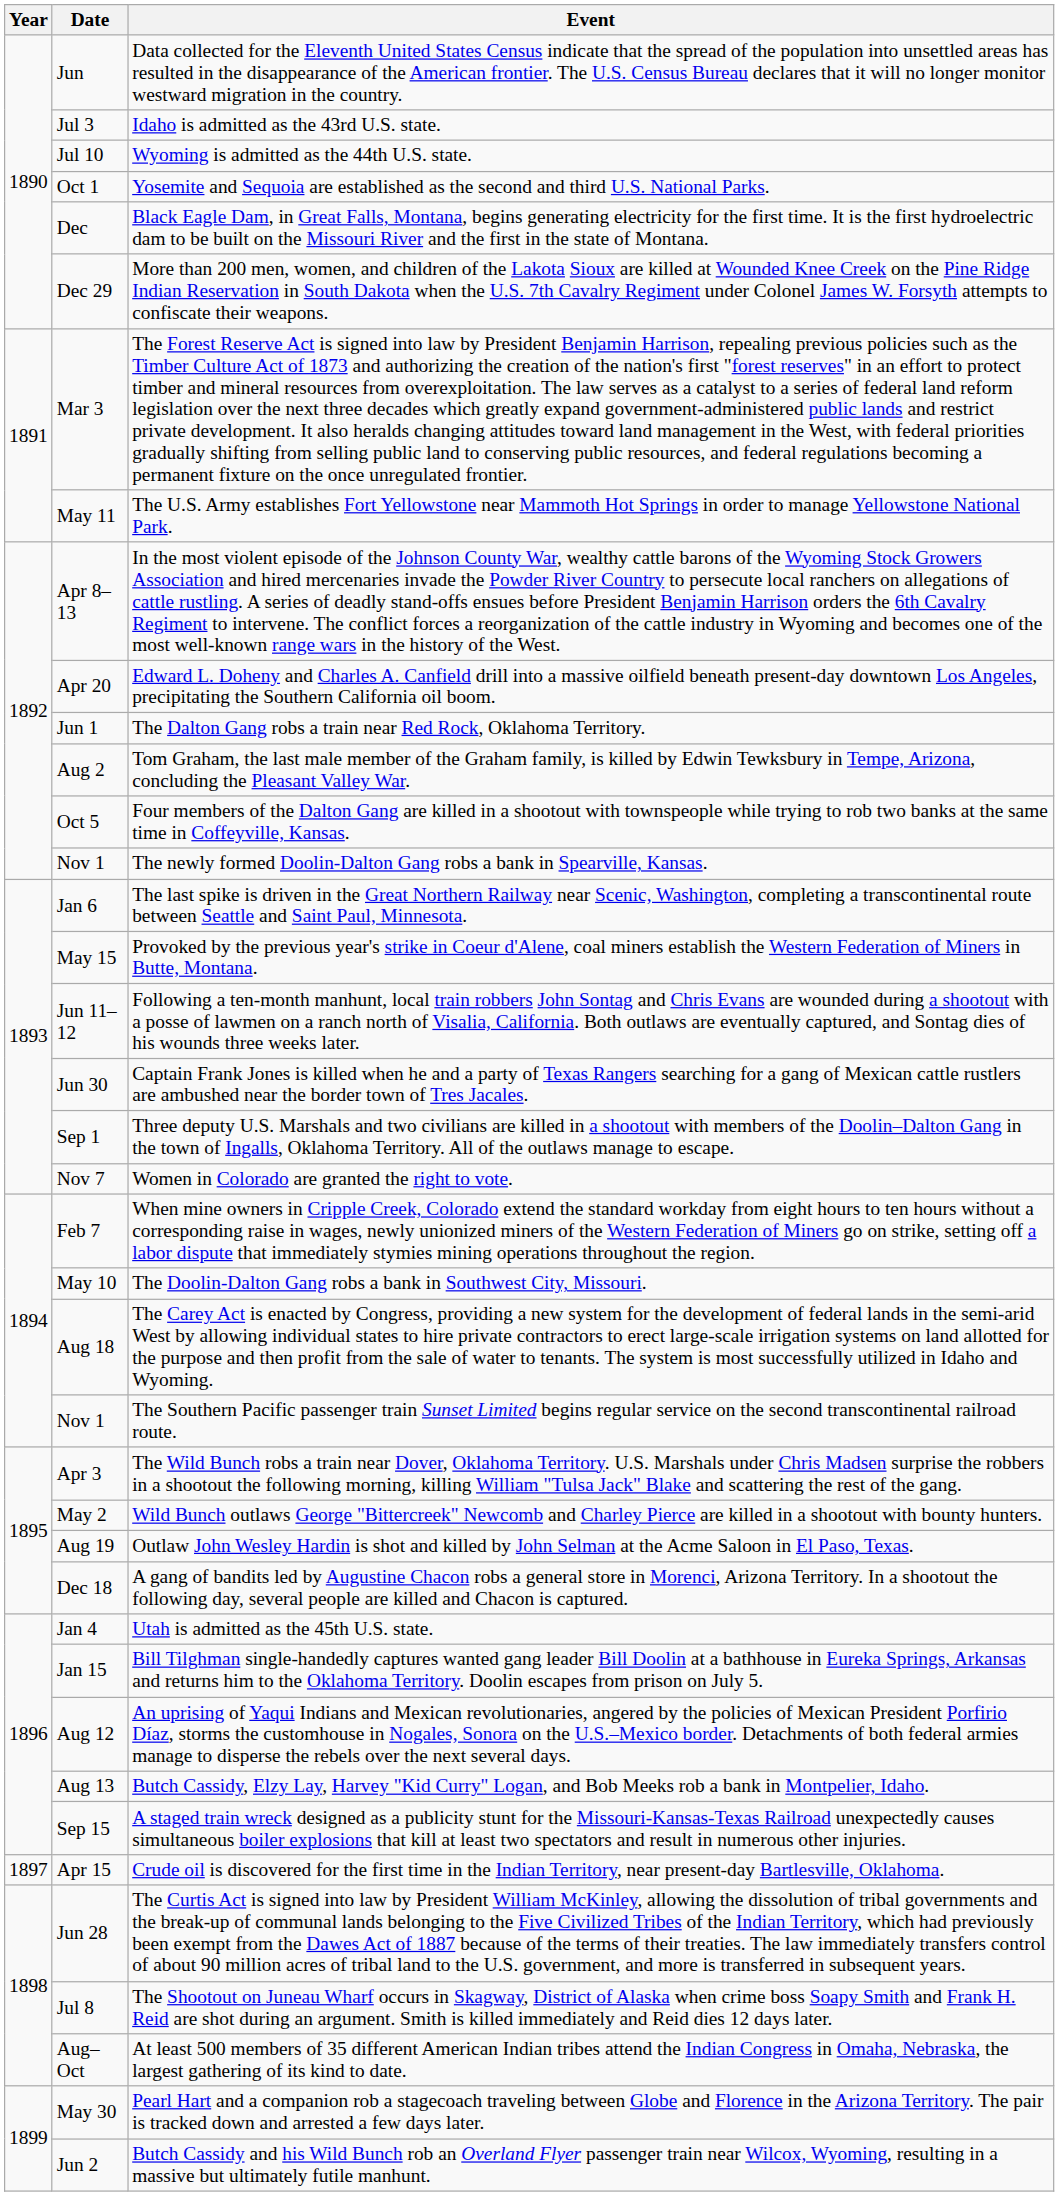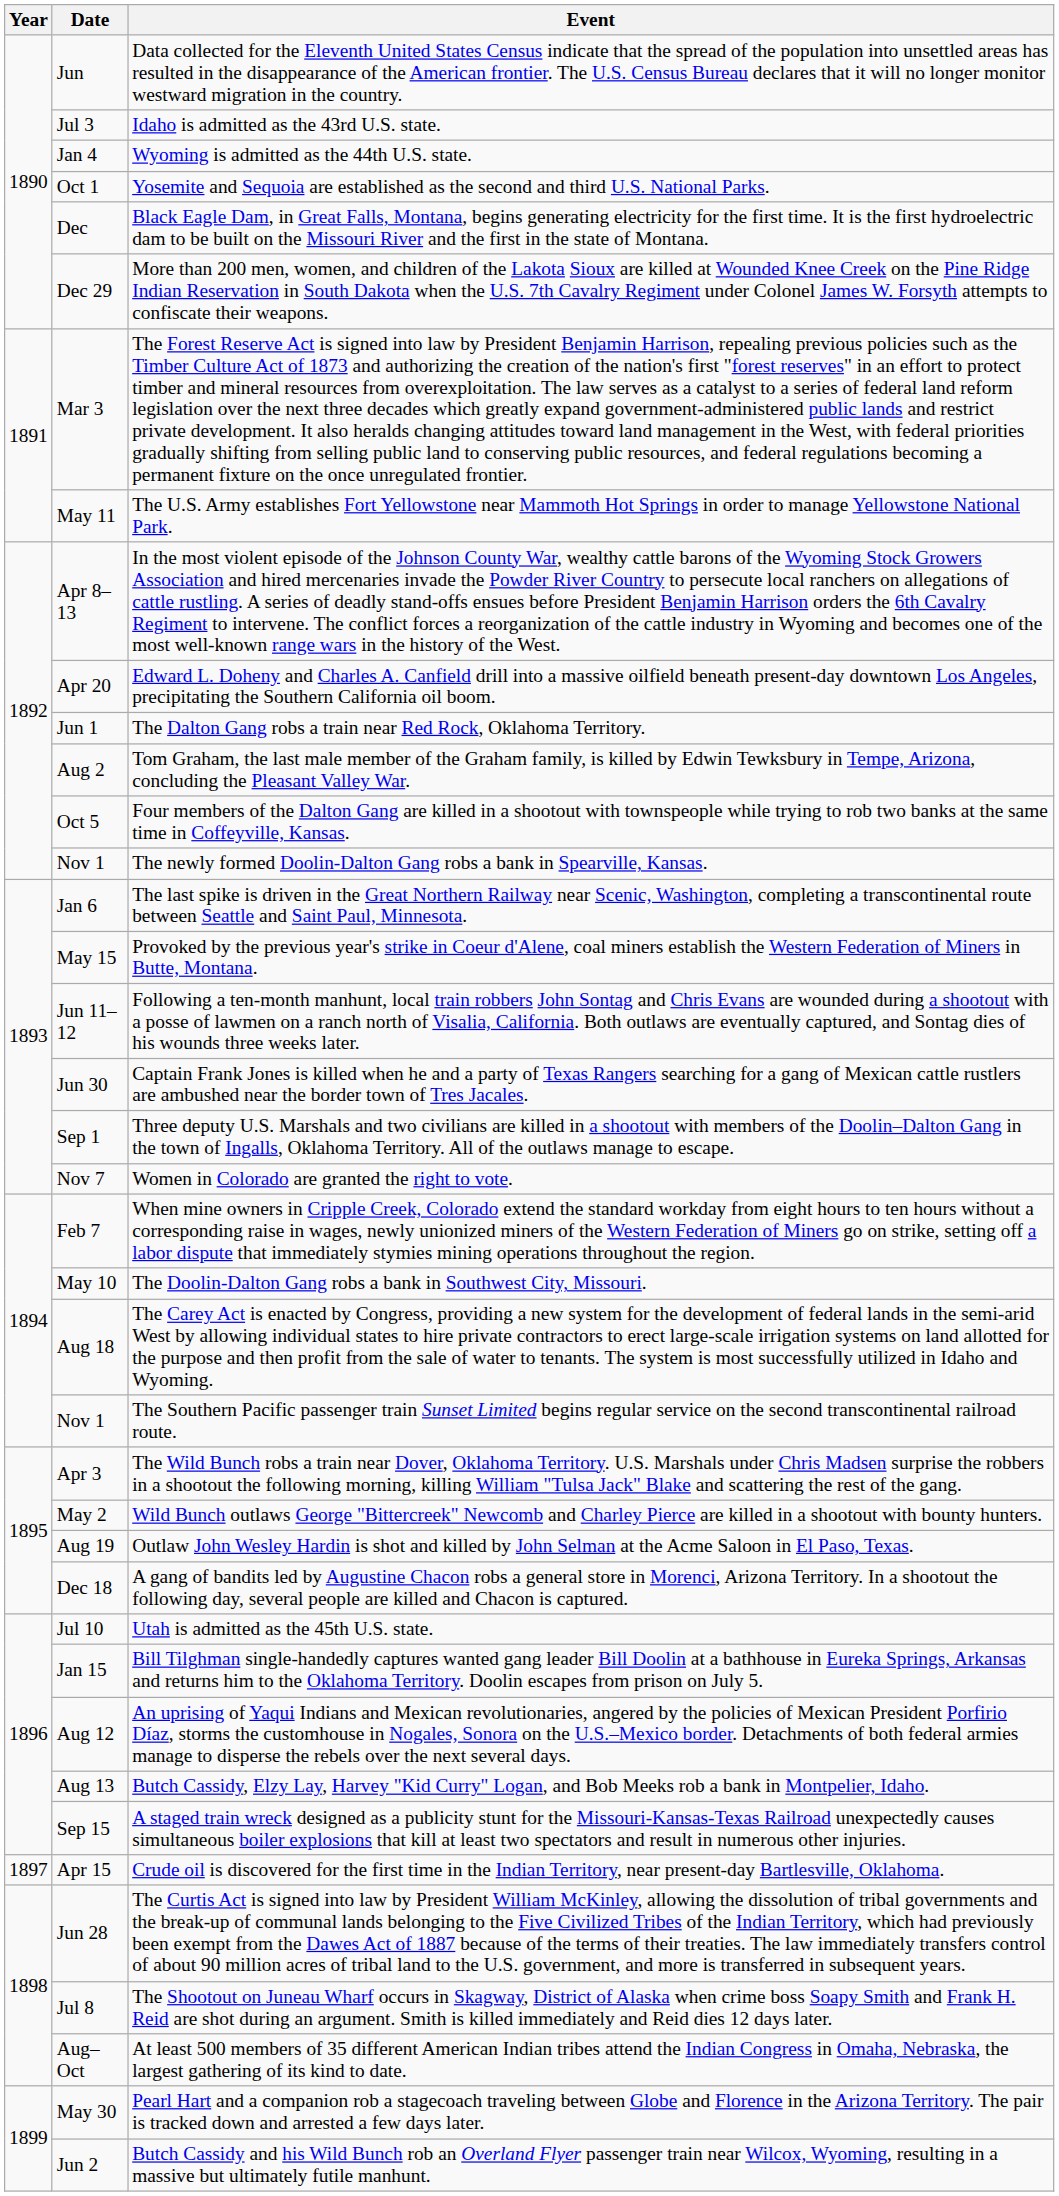(80, 155) Jul 10 -> (77, 155) Jan 4
(77, 1629) Jan 4 -> (80, 1629) Jul 10
